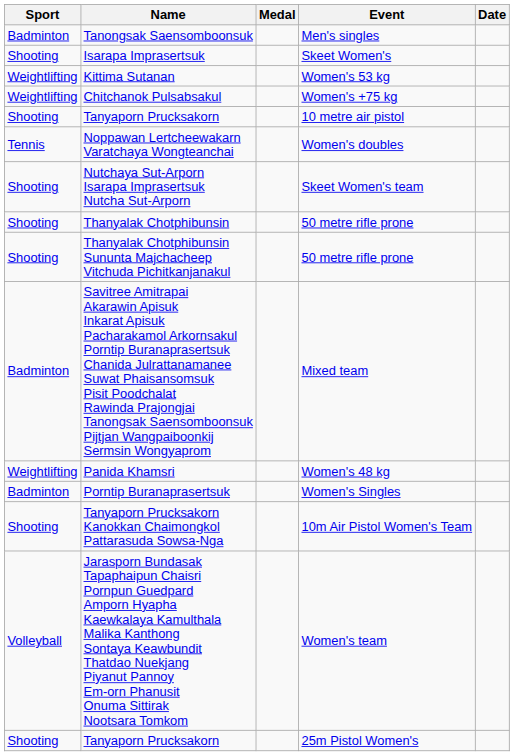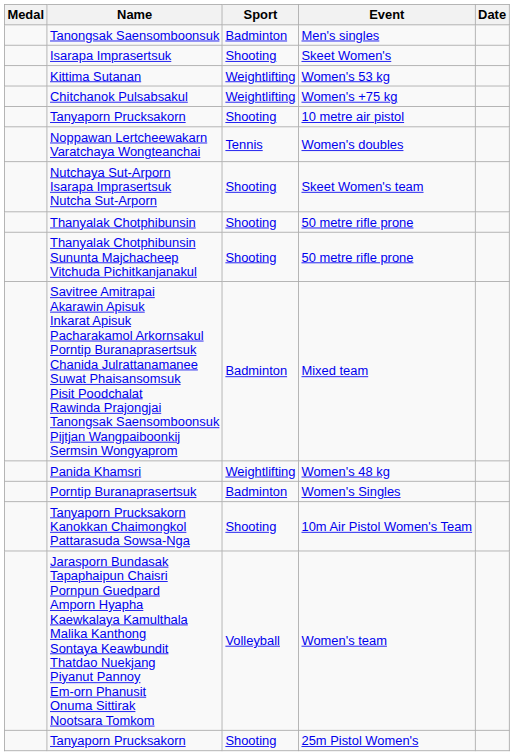columns swapped: (277, 15) <-> (42, 15)
